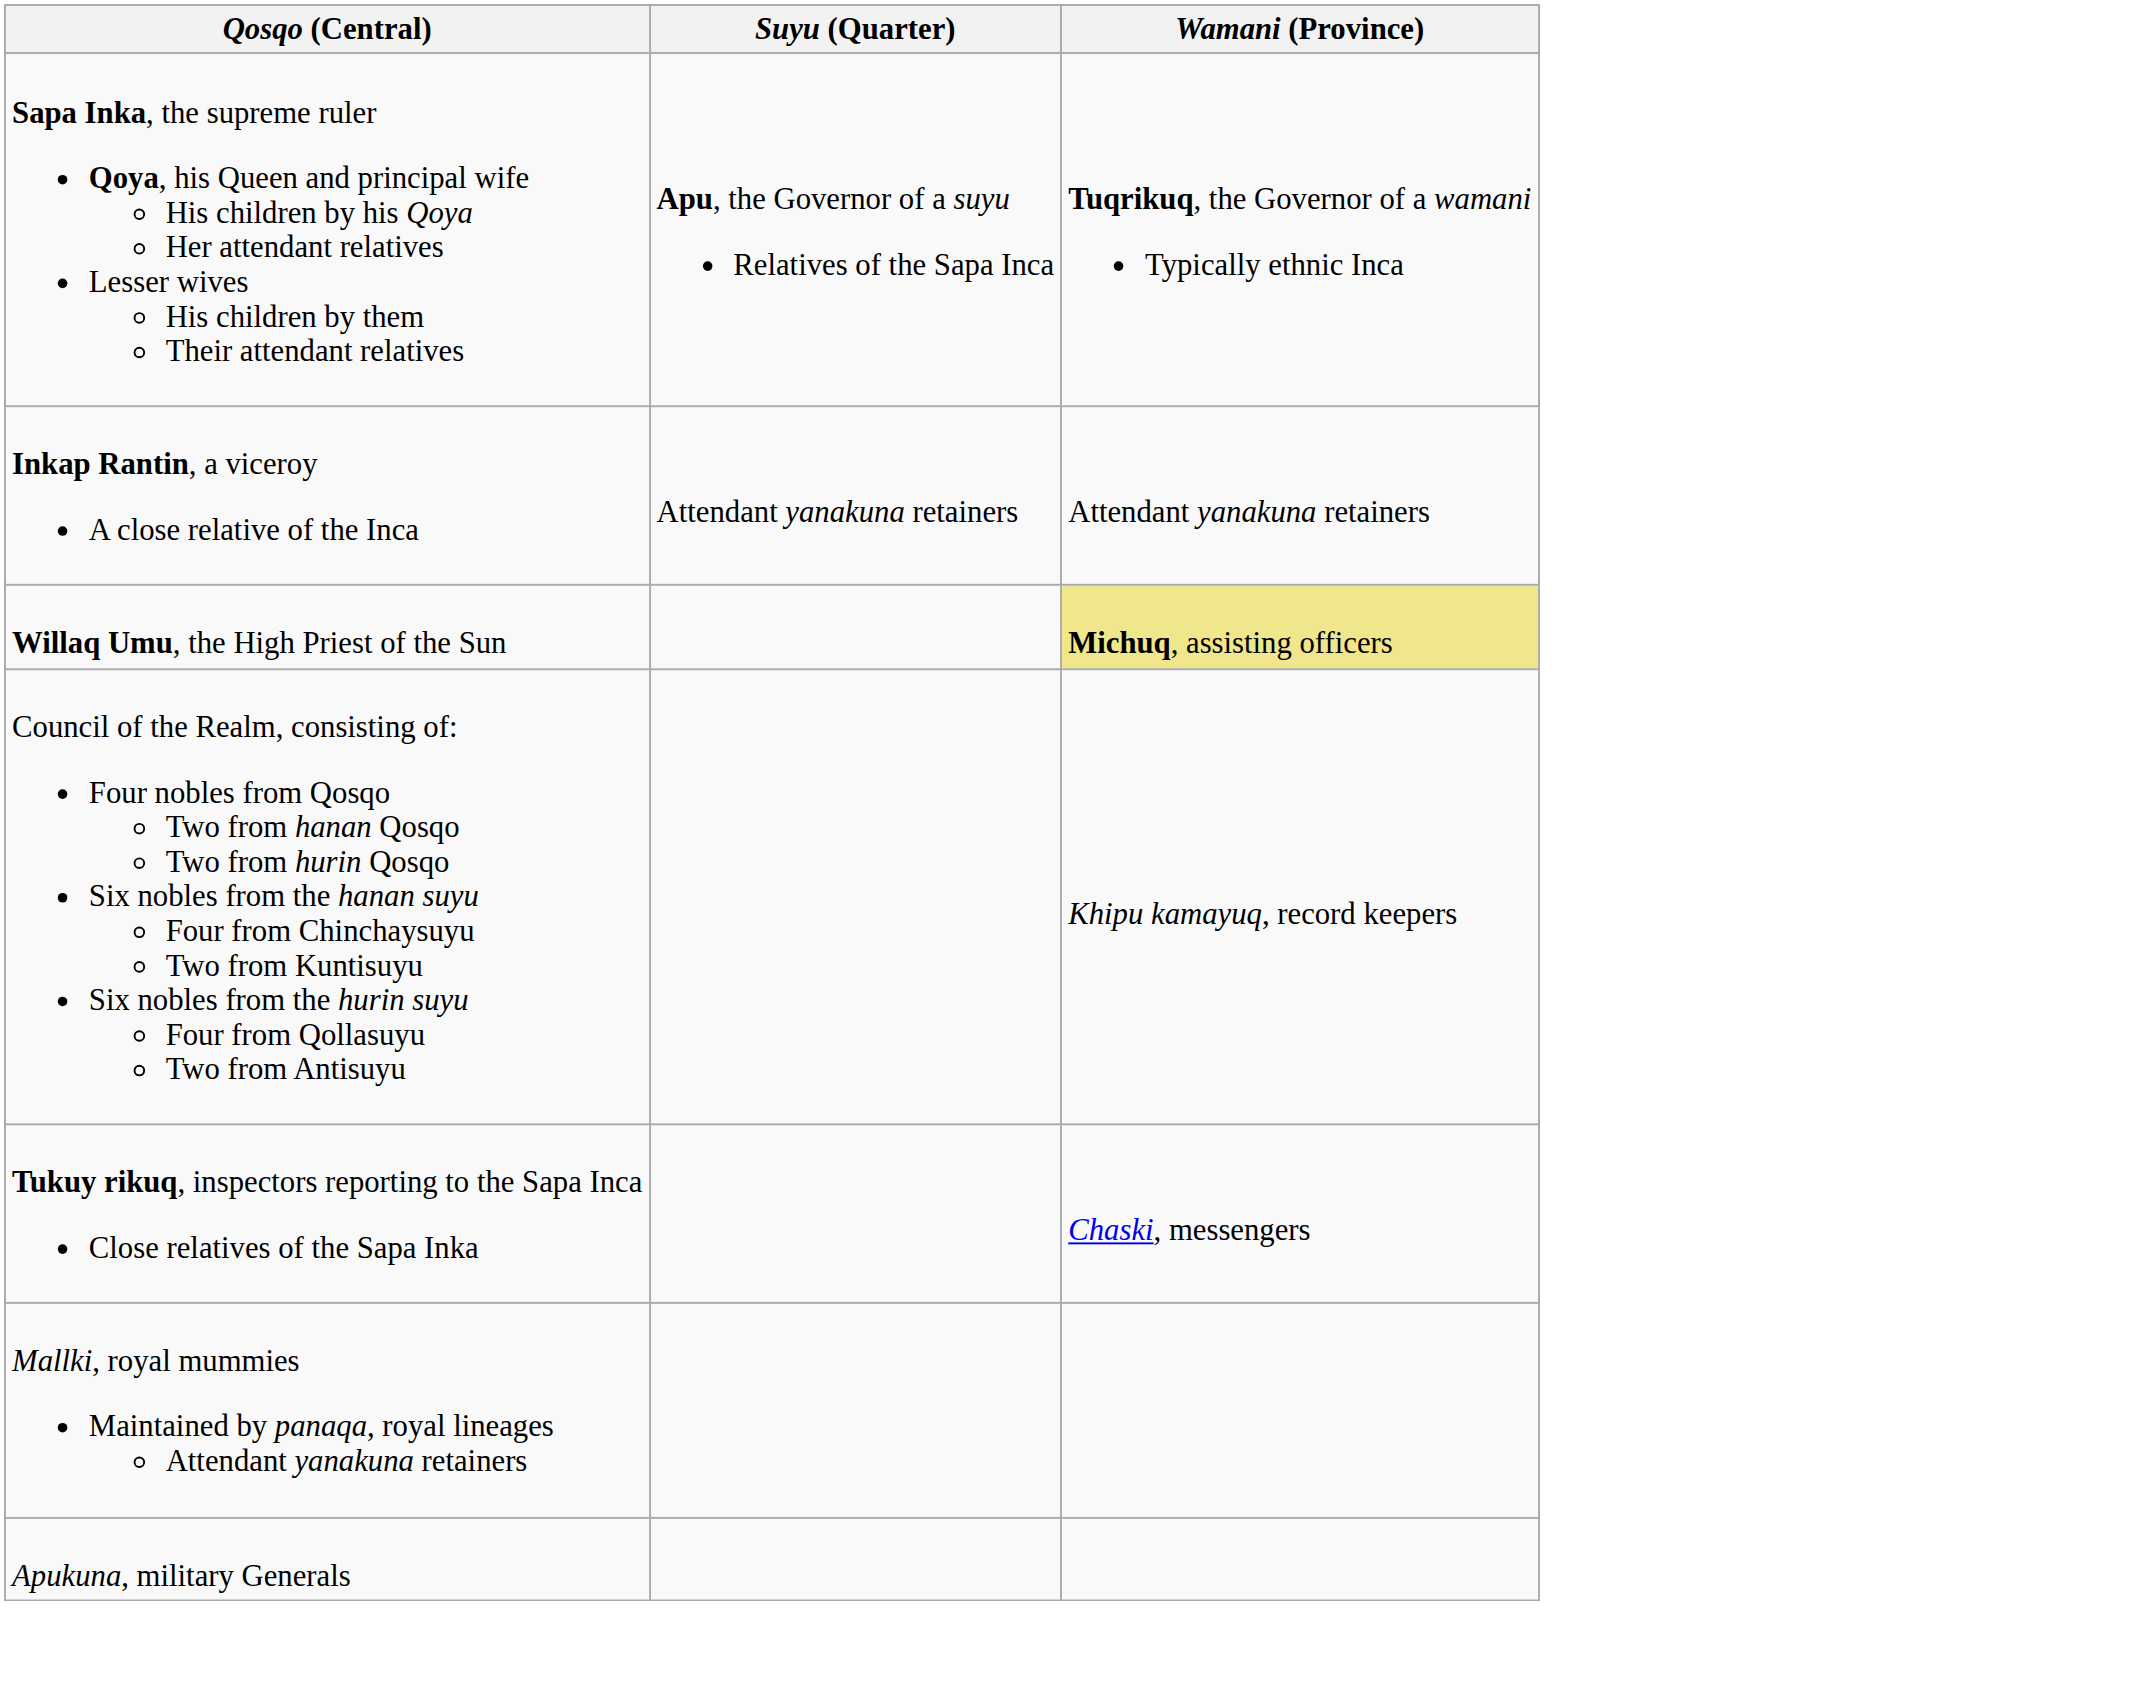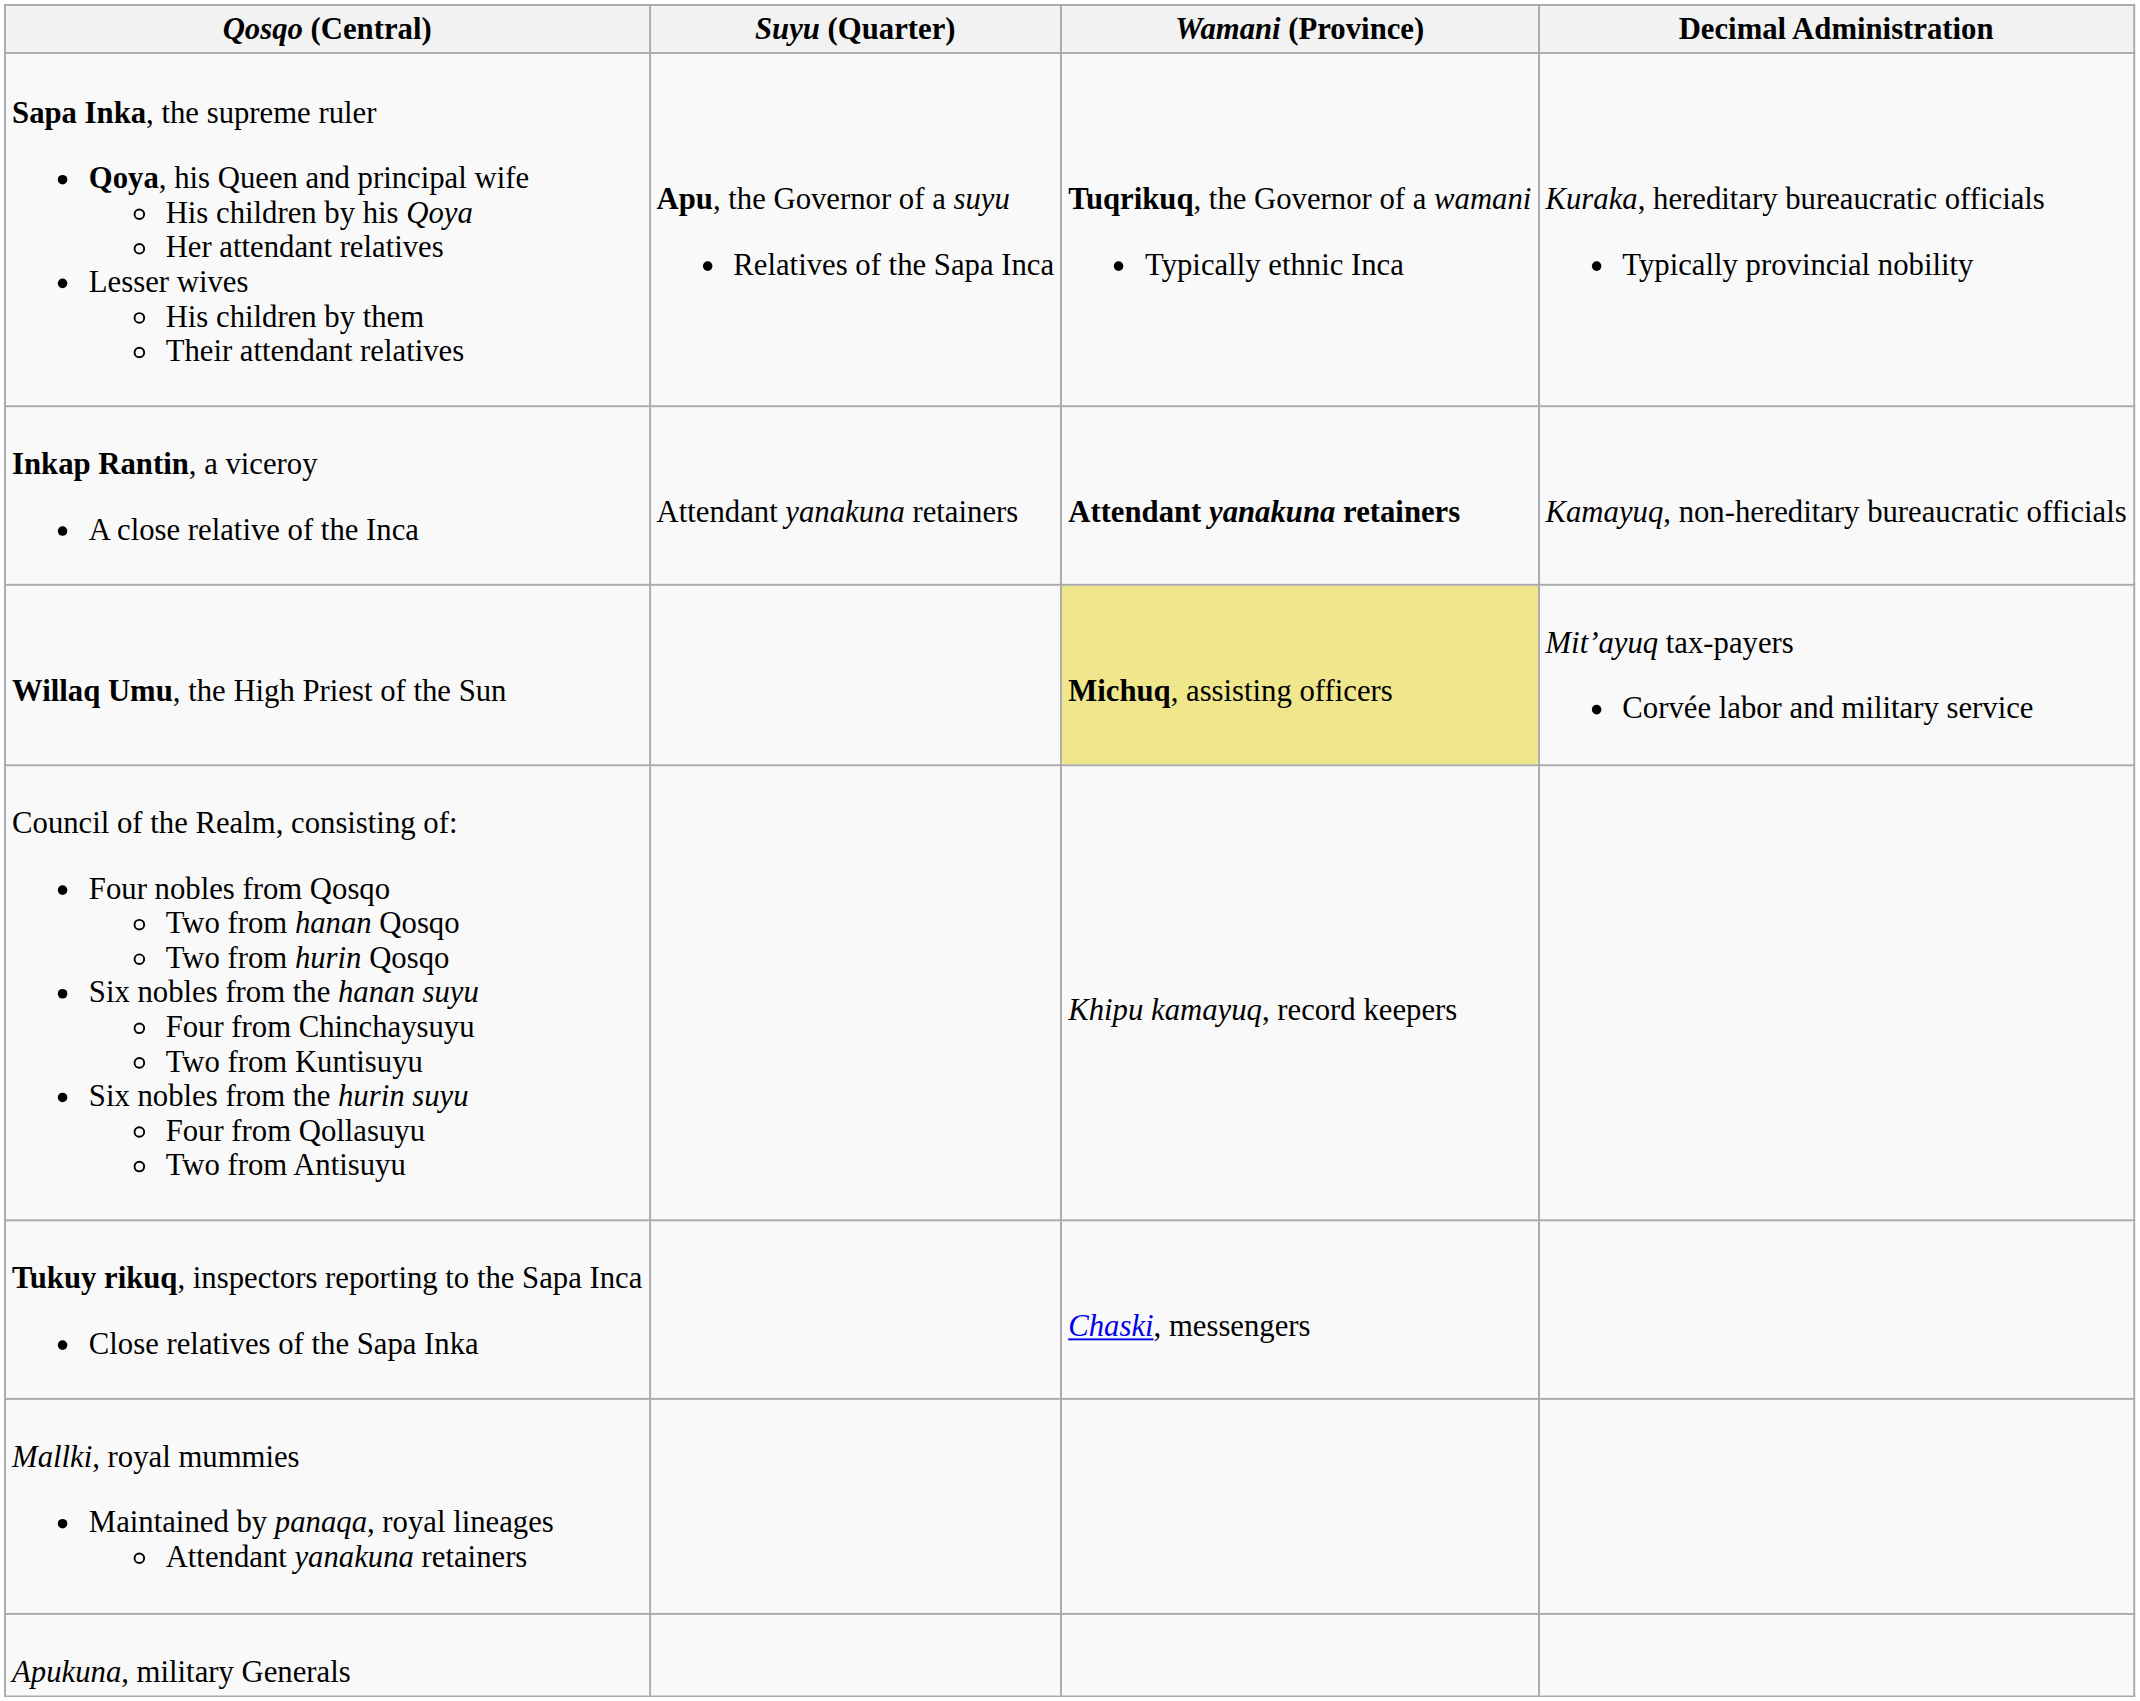+ column: (1836, 28)
(1249, 512) normal -> (1264, 512) bold
